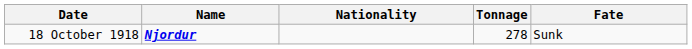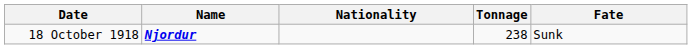(516, 34) 278 -> (516, 34) 238
